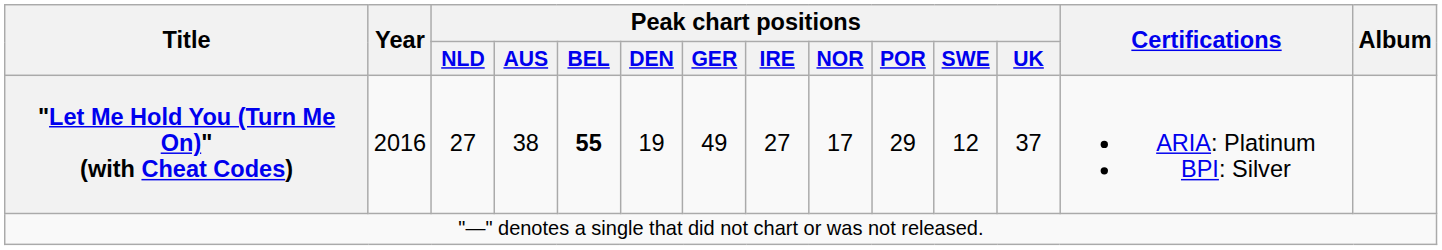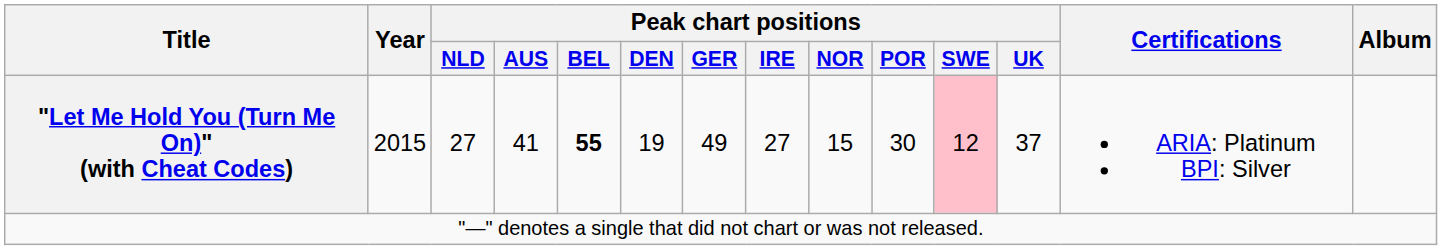(400, 143) 2016 -> (400, 143) 2015
(526, 143) 38 -> (526, 143) 41
(840, 143) 17 -> (840, 143) 15
(903, 143) 29 -> (903, 143) 30
(966, 143) no background -> (966, 143) pink background
